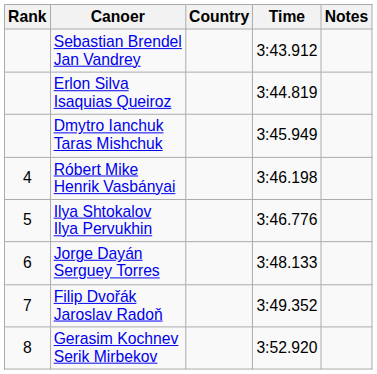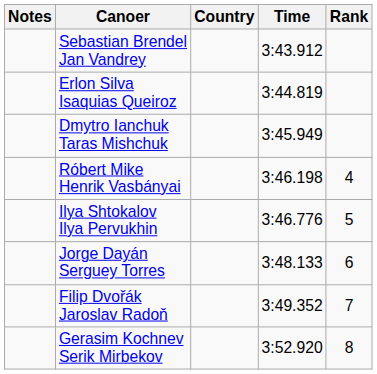columns swapped: (27, 16) <-> (346, 16)
